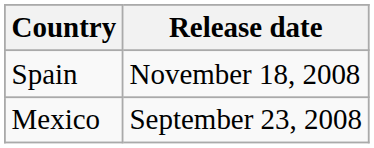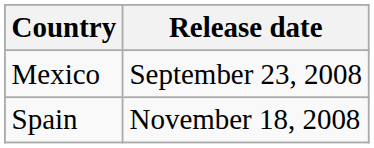rows swapped: (56, 119) <-> (45, 73)
